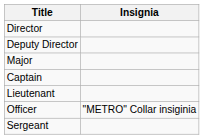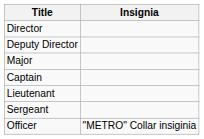rows swapped: (27, 126) <-> (22, 110)
